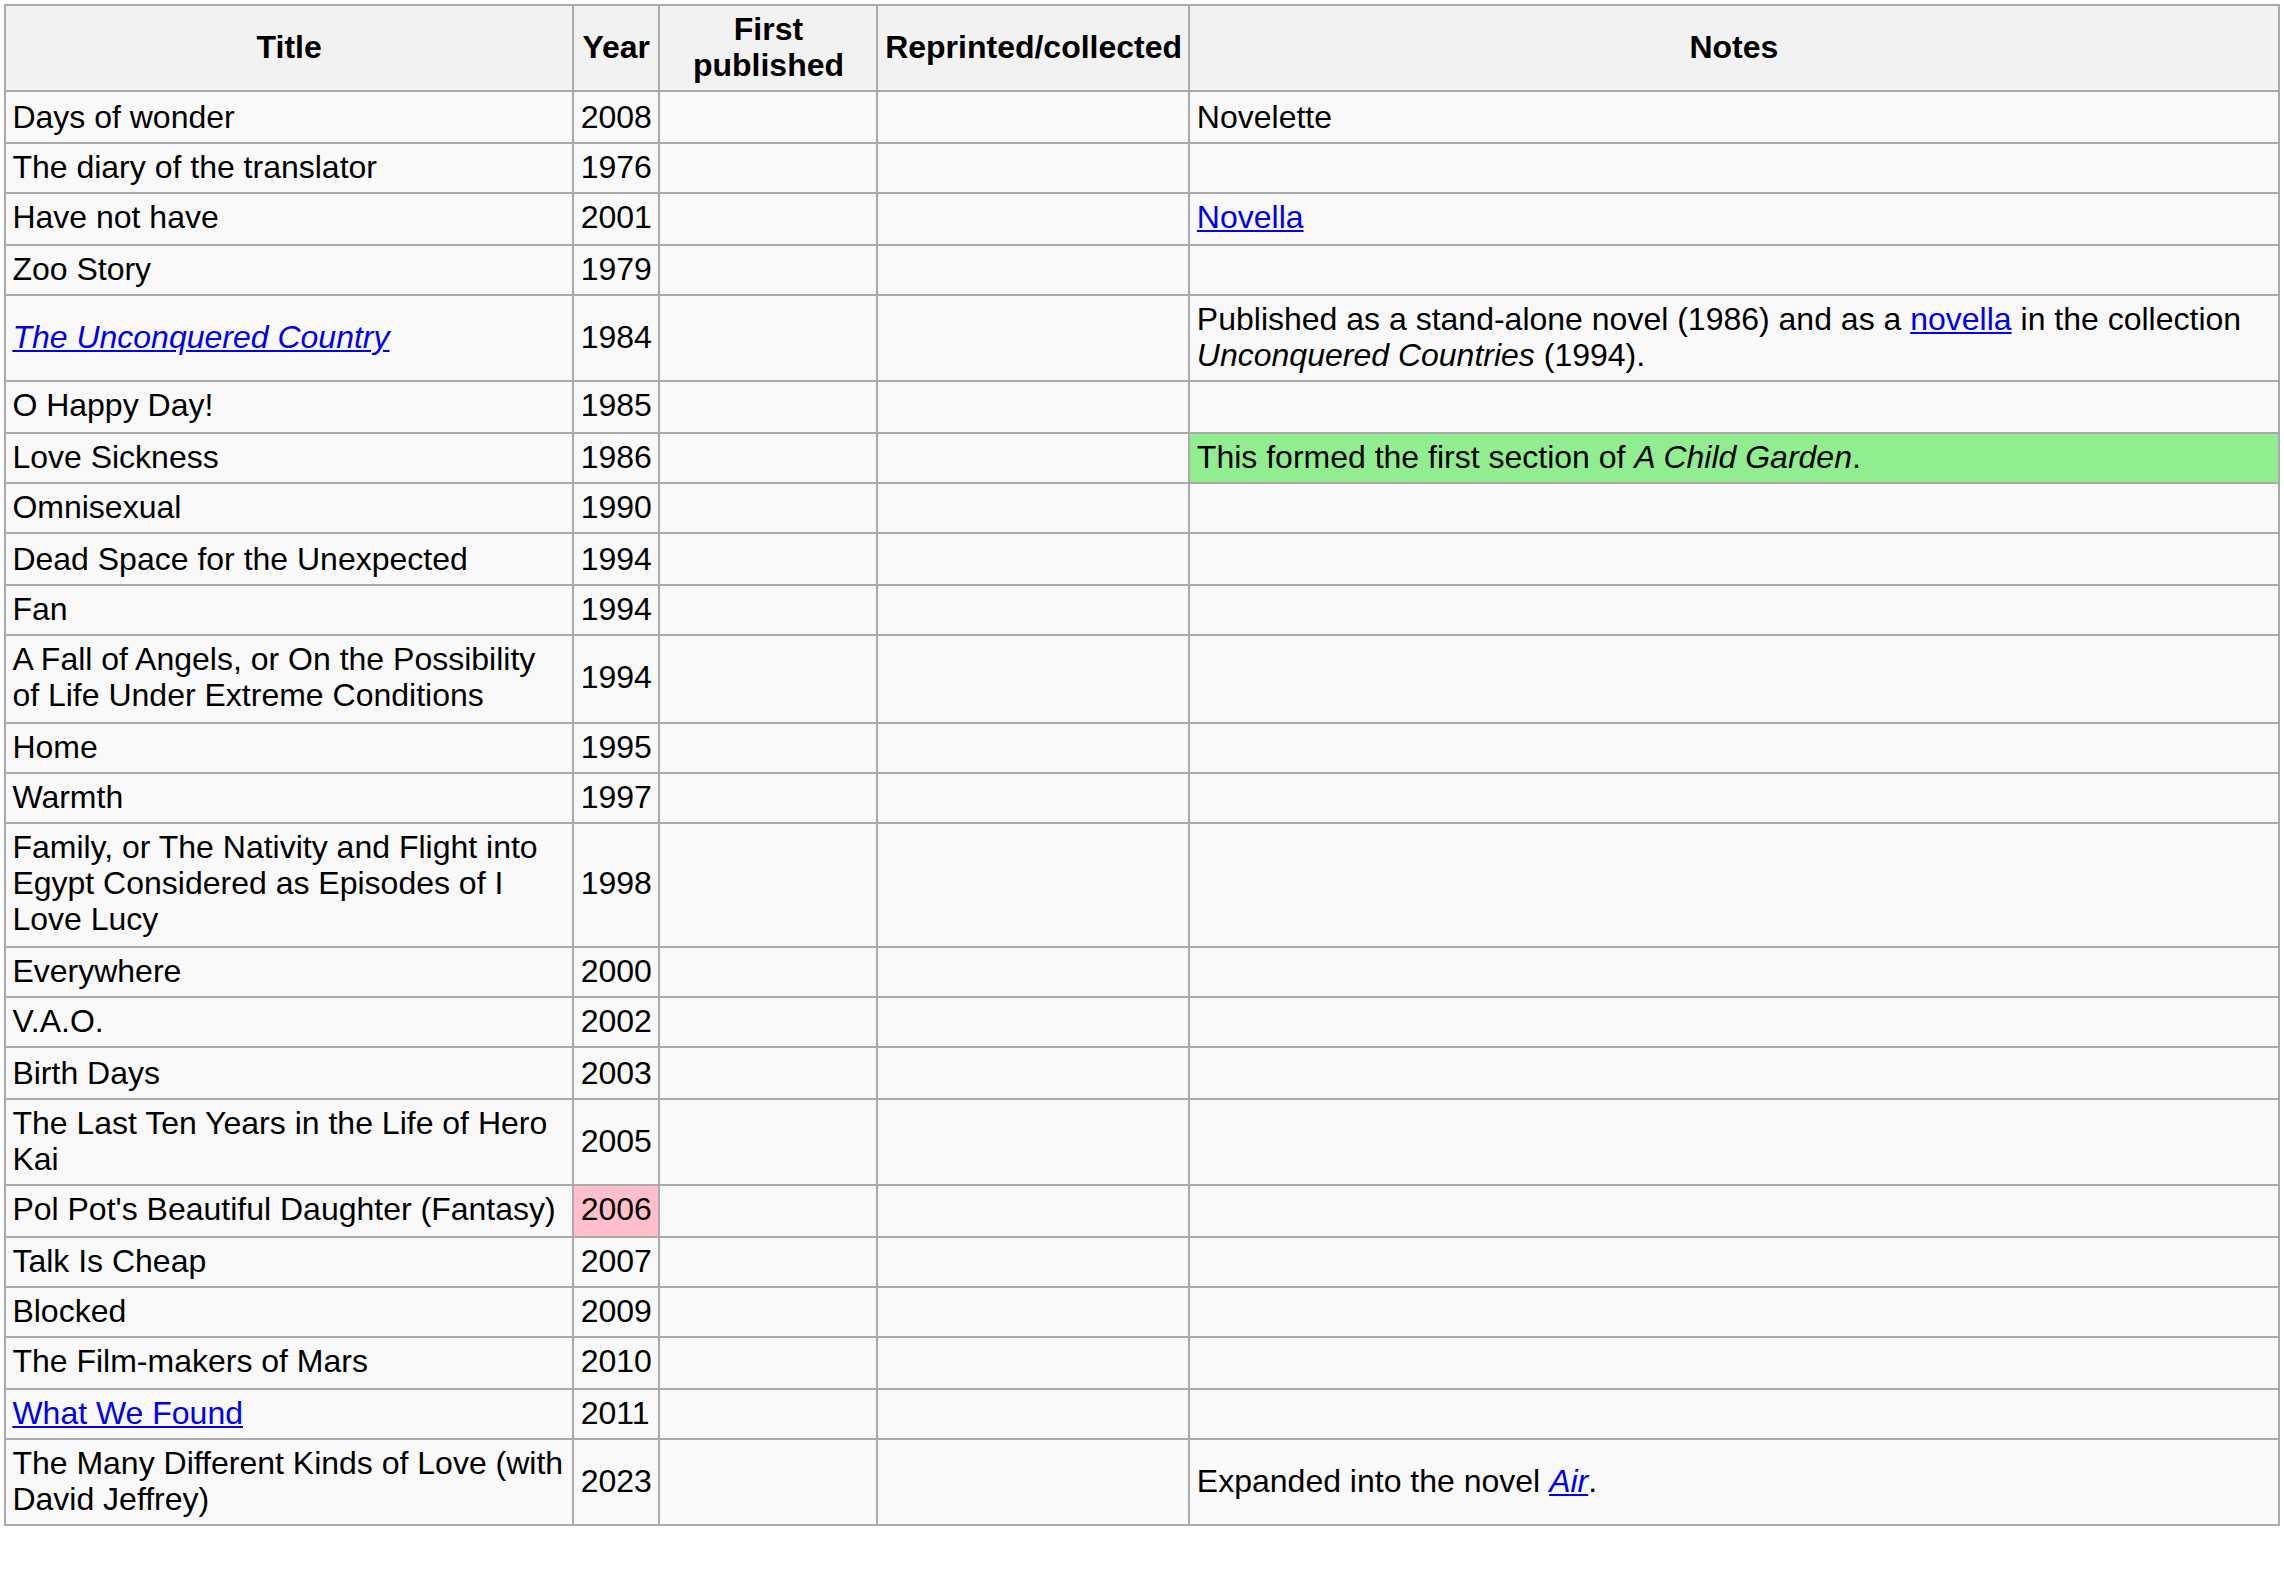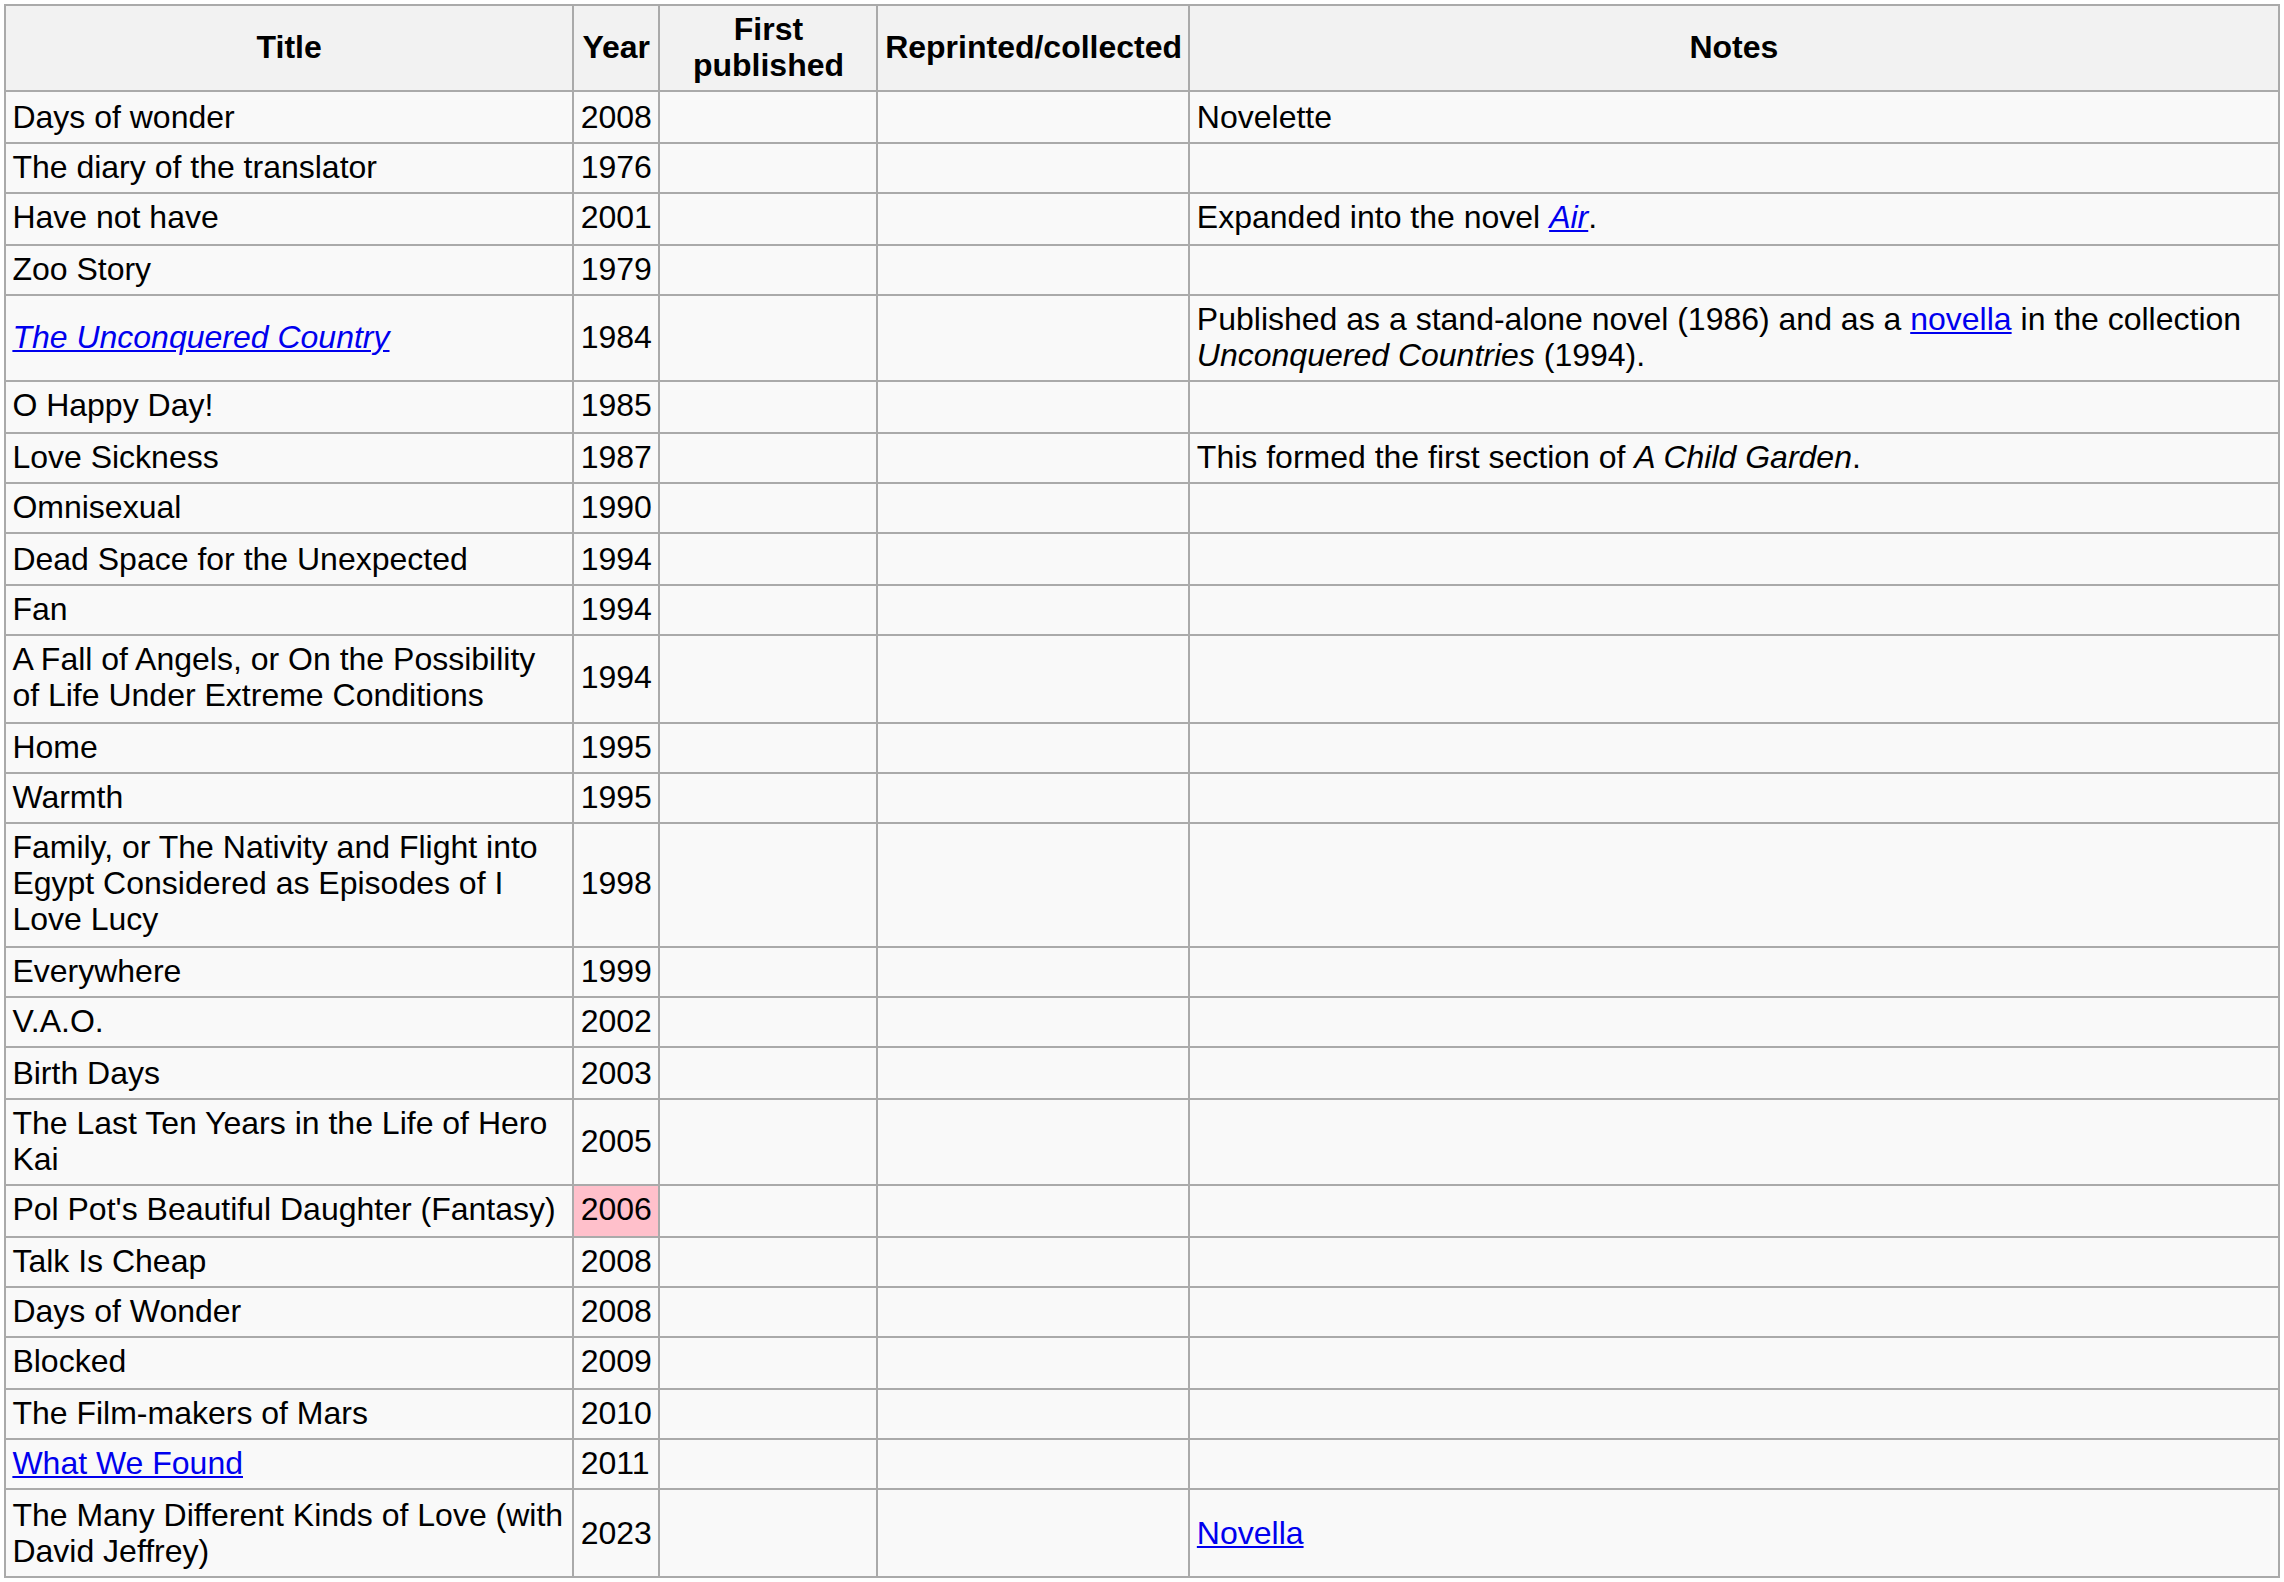(1250, 218) Novella -> (1397, 218) Expanded into the novel Air.
(616, 457) 1986 -> (616, 457) 1987
(1529, 457) lightgreen background -> (1529, 457) no background
(616, 797) 1997 -> (616, 797) 1995
(616, 971) 2000 -> (616, 971) 1999
(616, 1260) 2007 -> (616, 1260) 2008
+ row: (127, 1311)
(1397, 1481) Expanded into the novel Air. -> (1250, 1532) Novella
